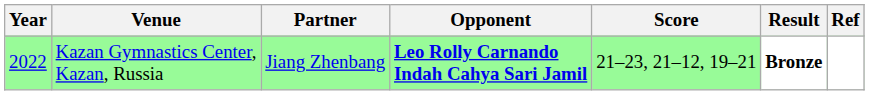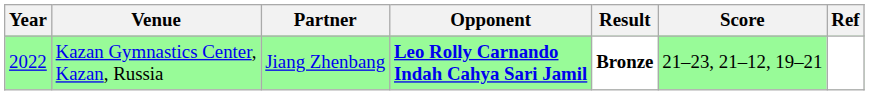columns swapped: (676, 20) <-> (794, 20)
